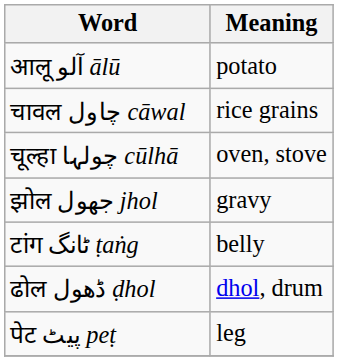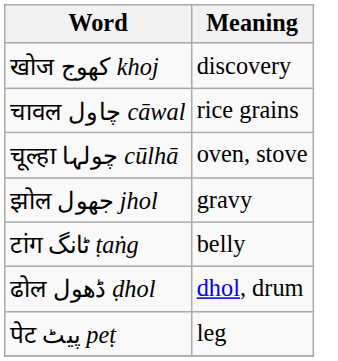- row: (65, 66)
+ row: (85, 66)
